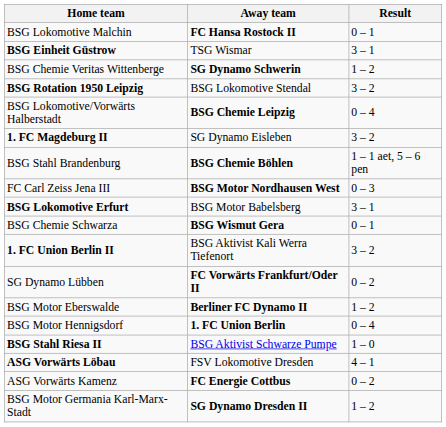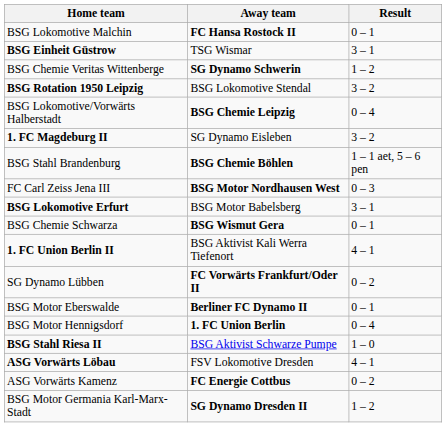(363, 250) 3 – 2 -> (363, 250) 4 – 1
(363, 307) 1 – 2 -> (363, 307) 0 – 1
